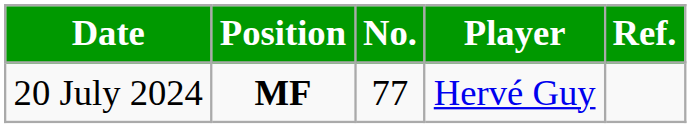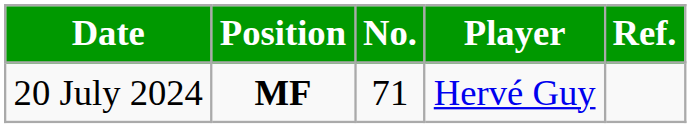(390, 91) 77 -> (390, 91) 71
